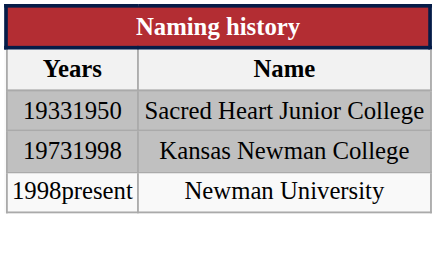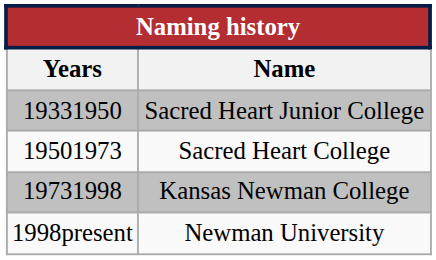+ row: (284, 151)
